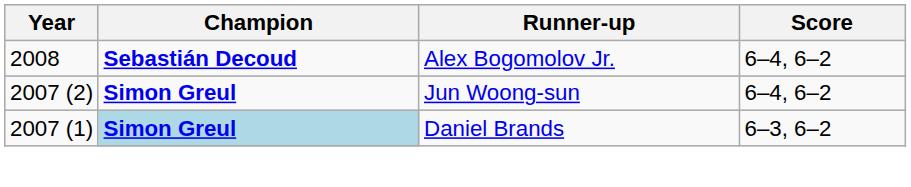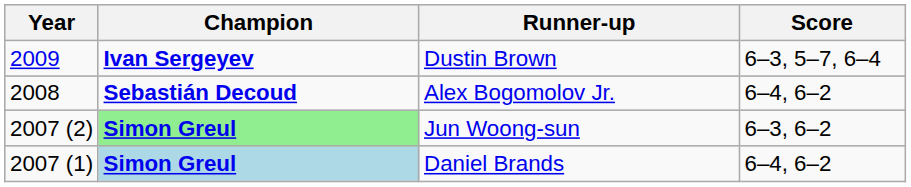+ row: (490, 58)
(170, 93) no background -> (170, 129) lightgreen background
(788, 93) 6–4, 6–2 -> (788, 129) 6–3, 6–2
(788, 129) 6–3, 6–2 -> (788, 164) 6–4, 6–2
